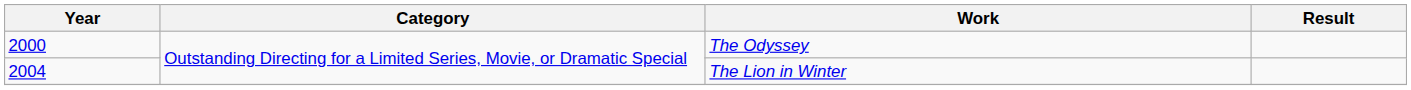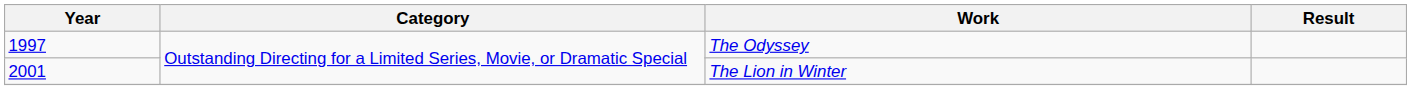(27, 45) 2000 -> (27, 45) 1997
(27, 72) 2004 -> (27, 72) 2001
